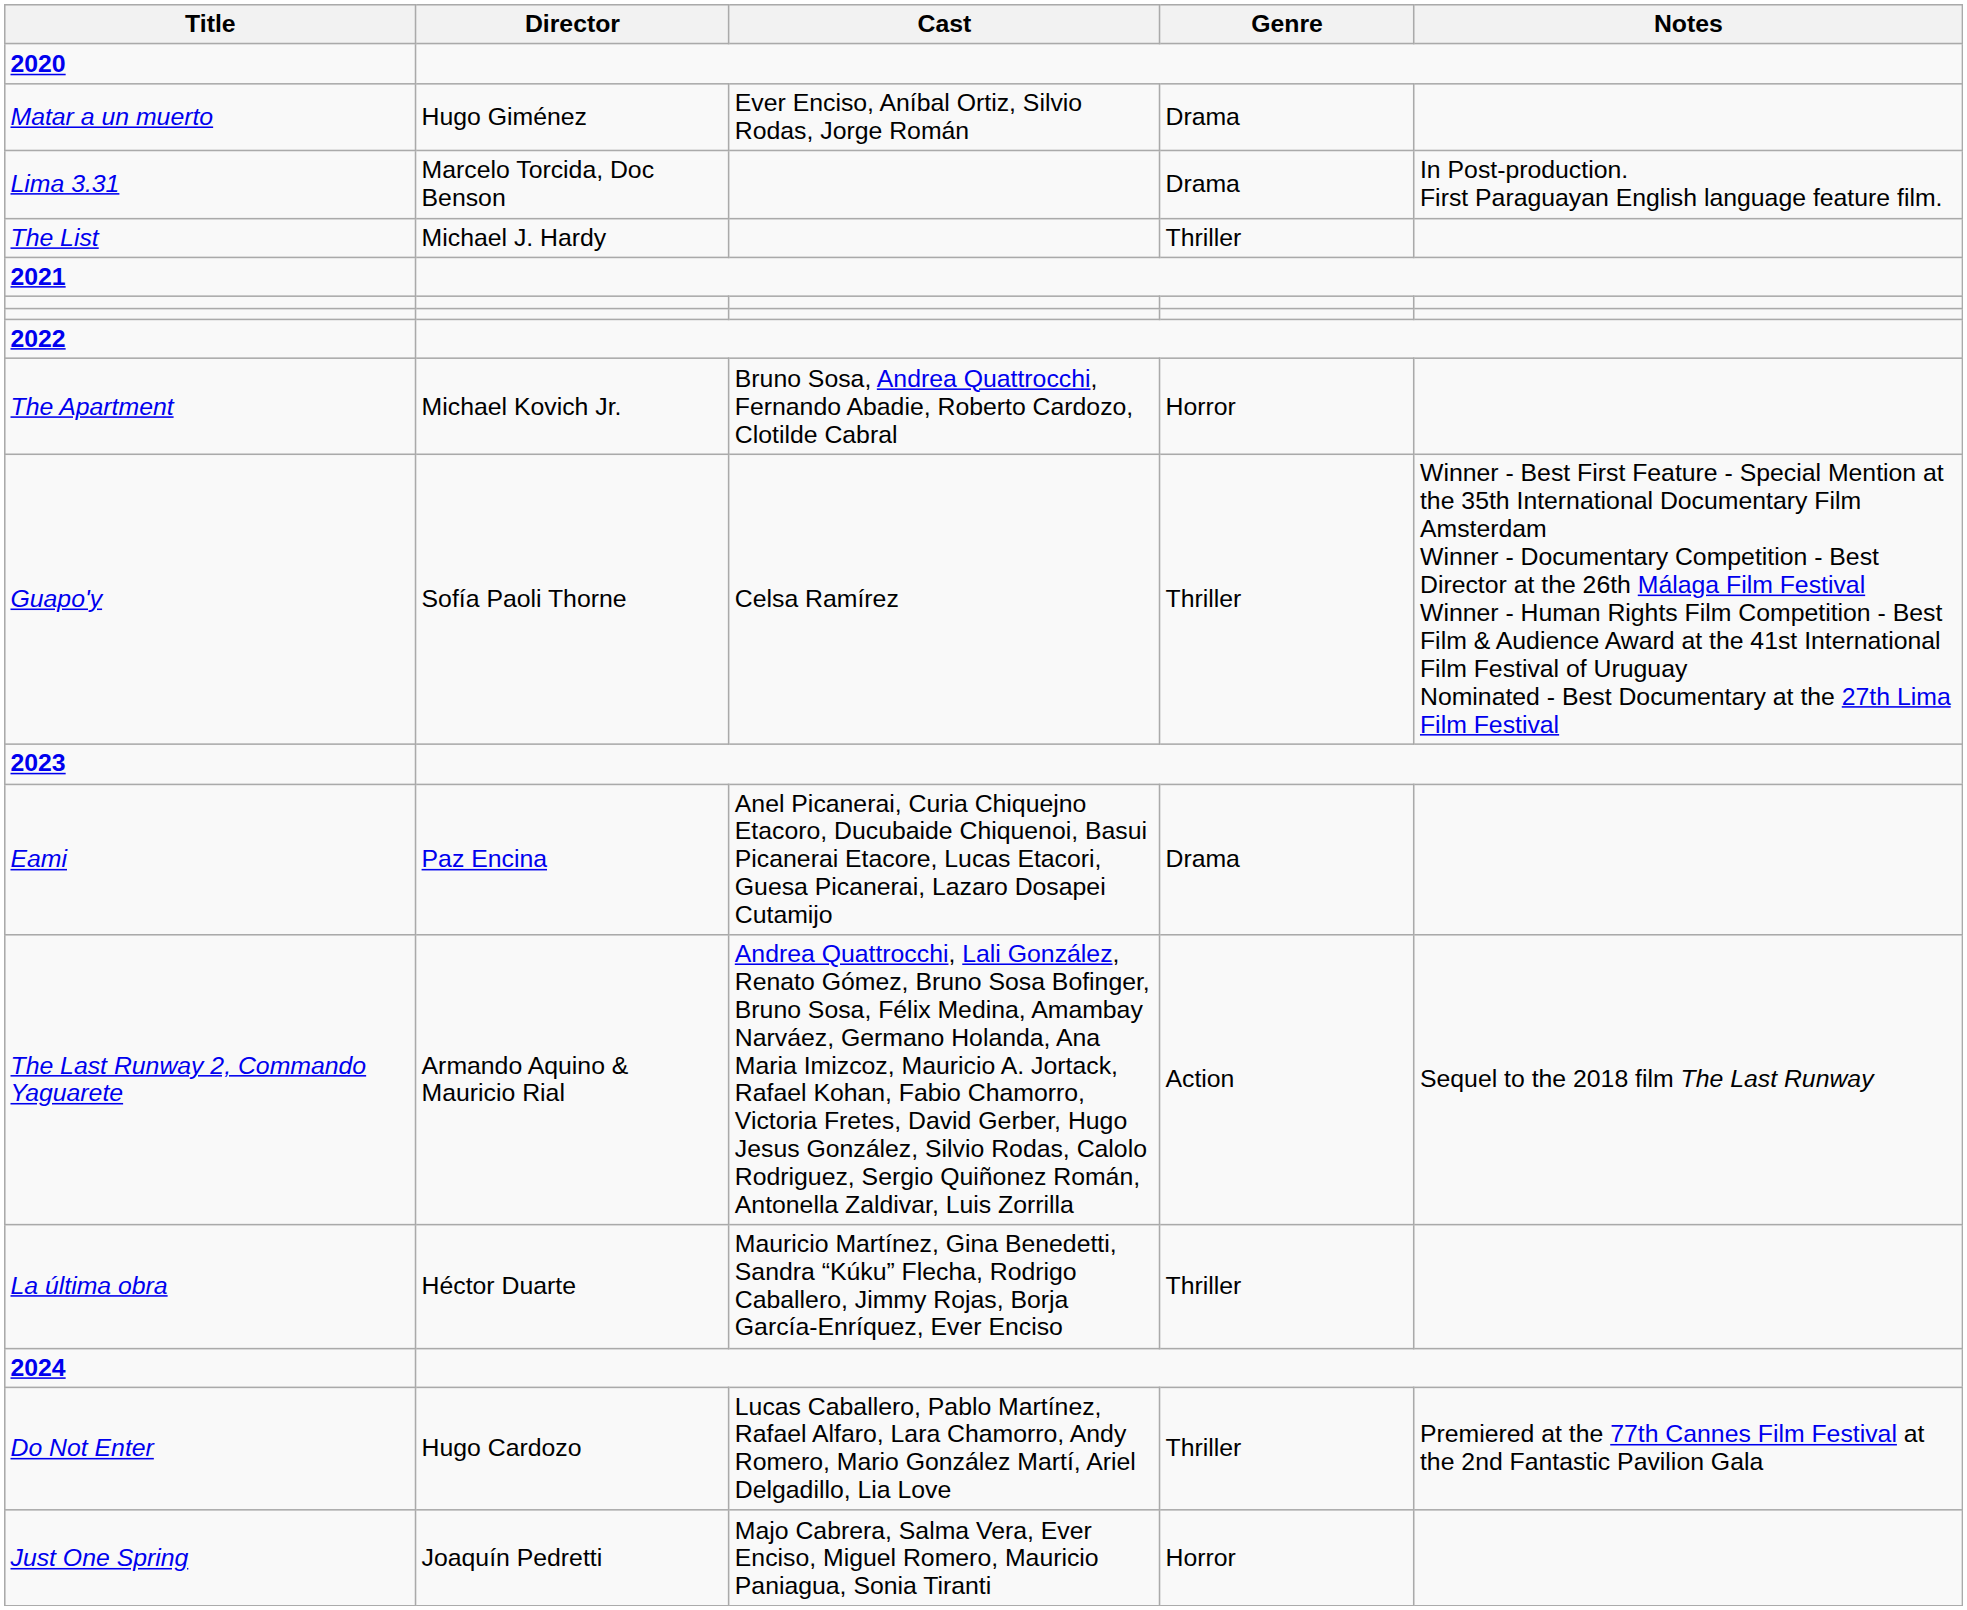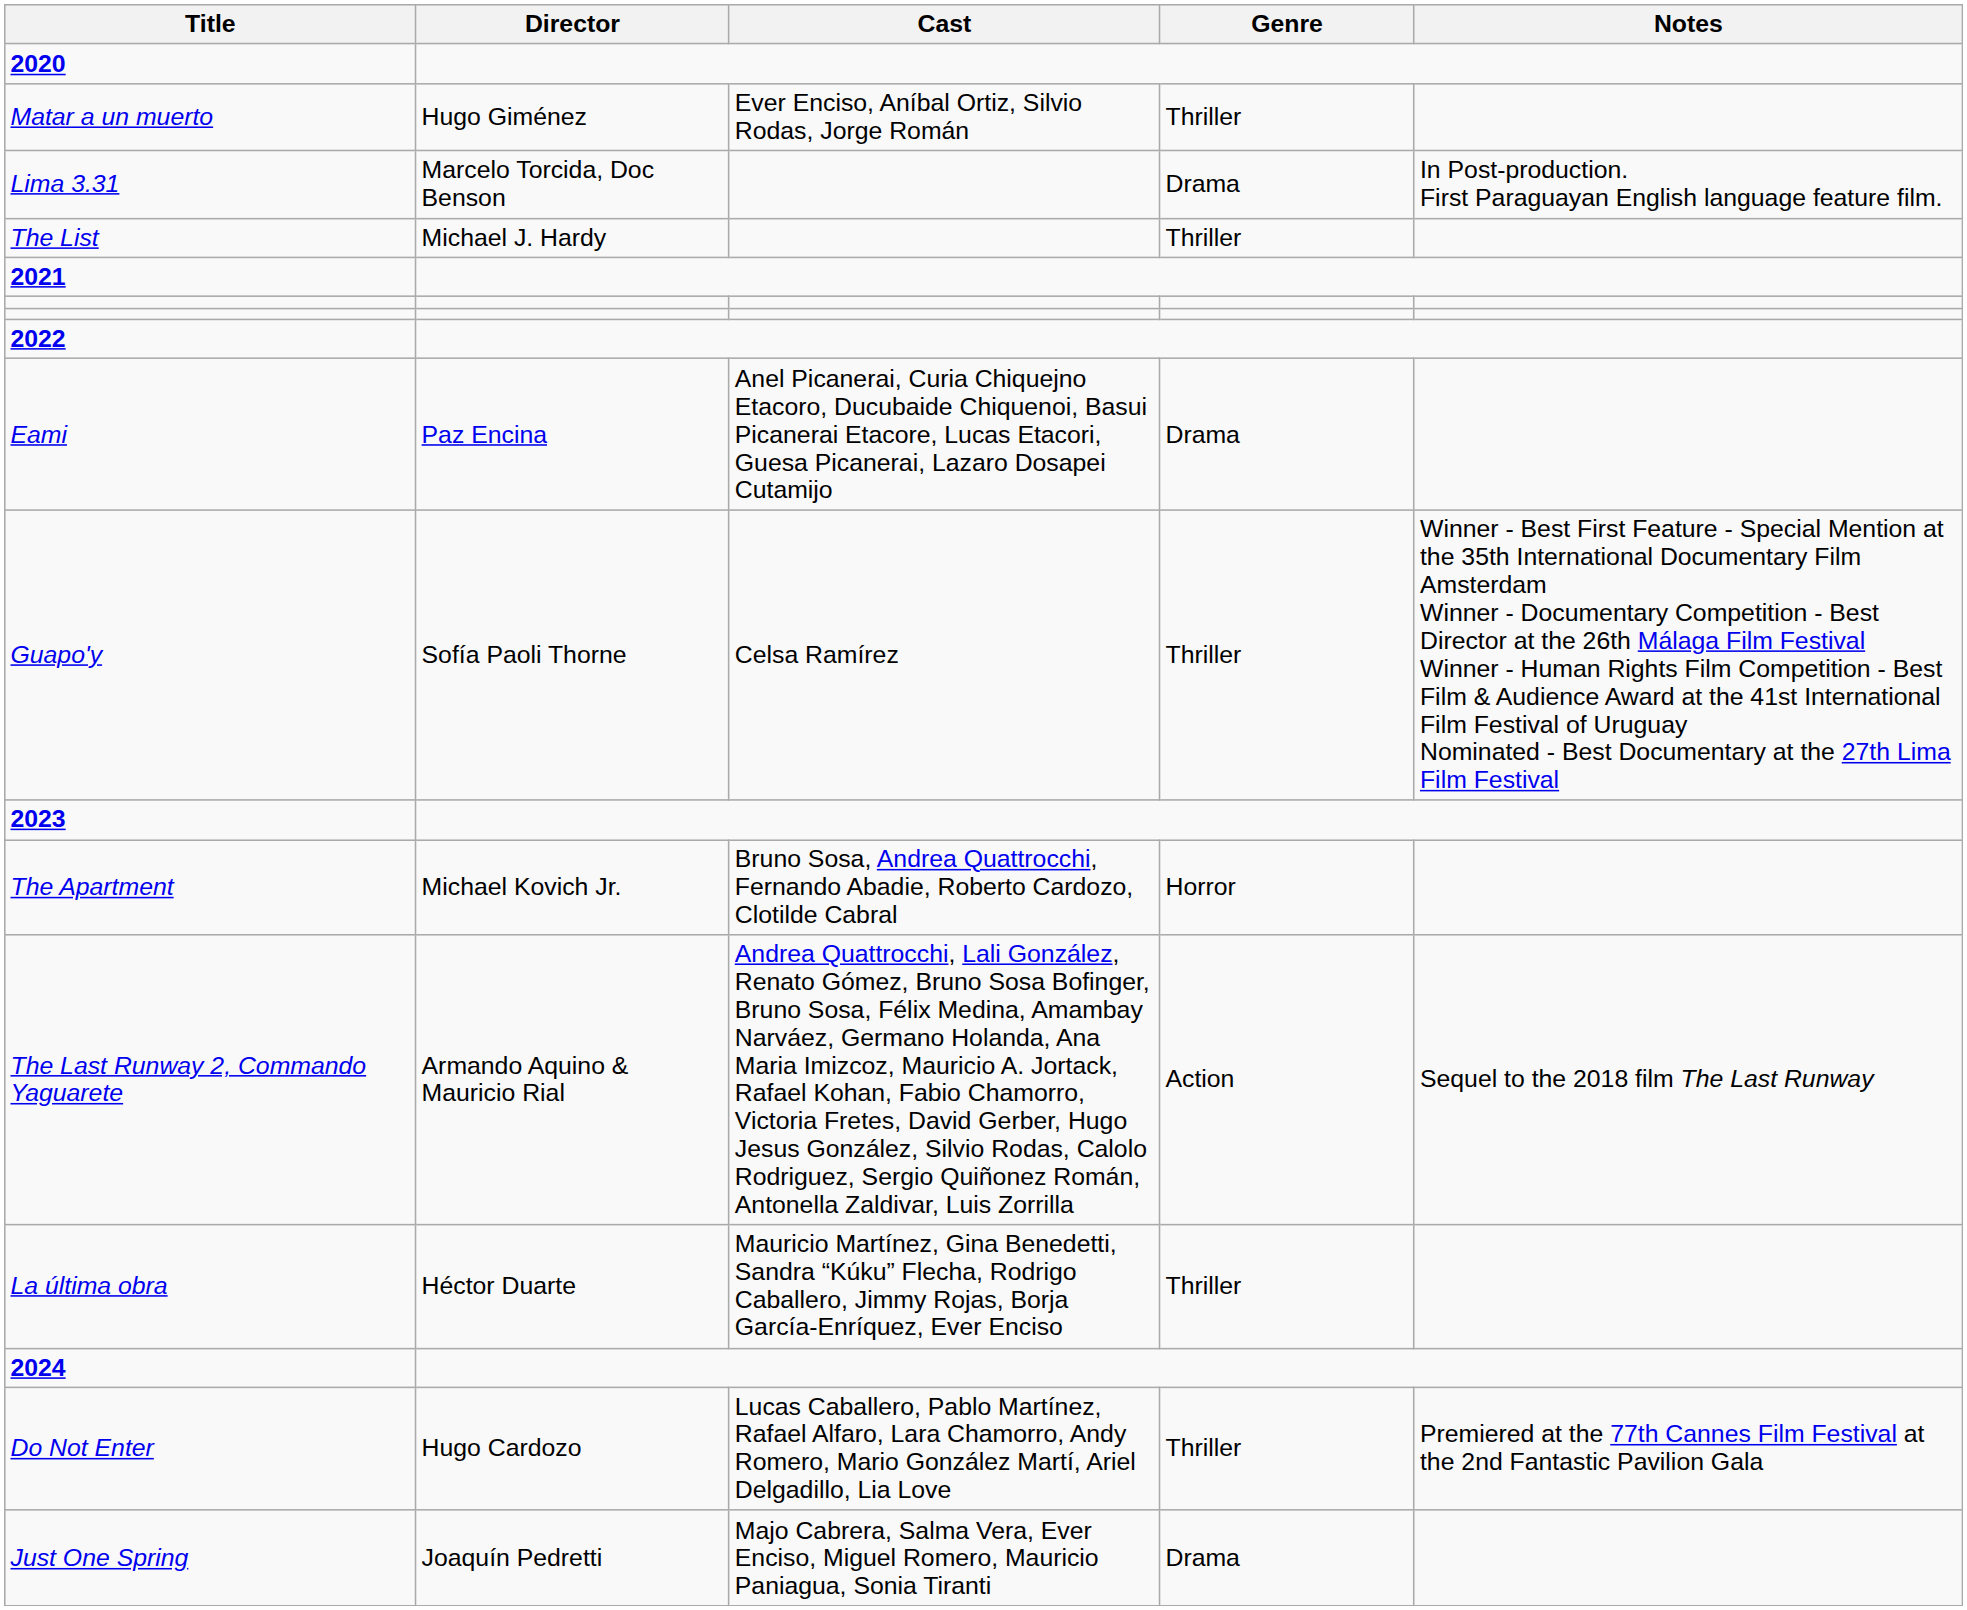(1203, 116) Drama -> (1203, 116) Thriller
rows swapped: (39, 858) <-> (92, 406)
(1201, 1557) Horror -> (1203, 1557) Drama
